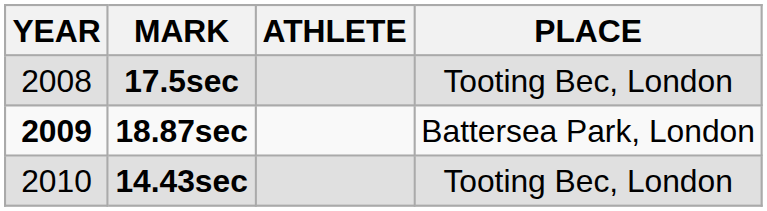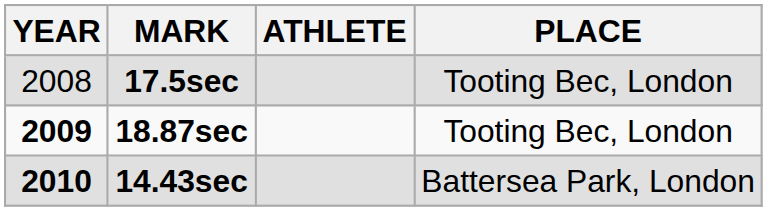(588, 131) Battersea Park, London -> (588, 131) Tooting Bec, London
(57, 181) normal -> (57, 181) bold
(588, 181) Tooting Bec, London -> (588, 181) Battersea Park, London
